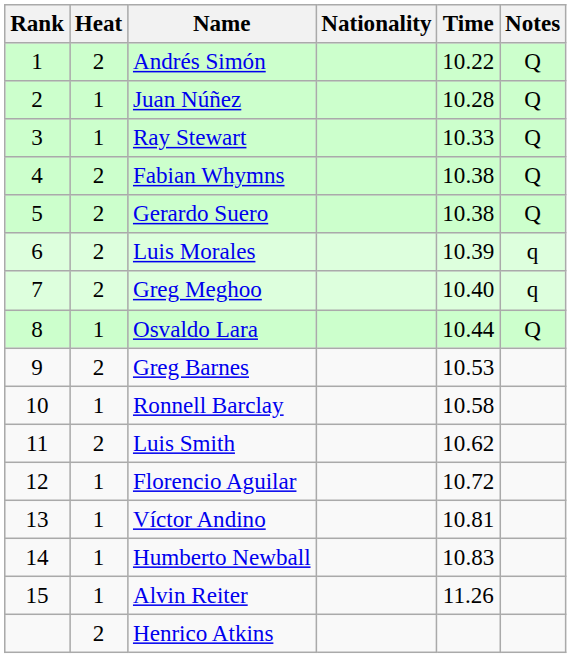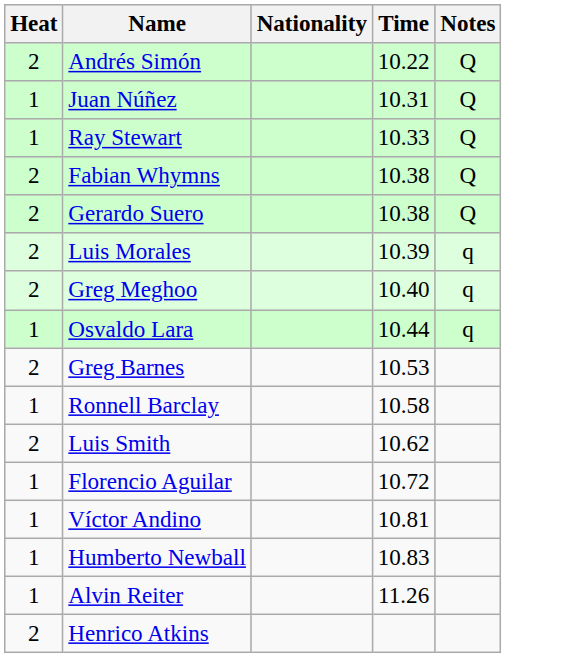- column: (37, 23)
(468, 99) 10.28 -> (404, 99) 10.31
(533, 328) Q -> (468, 328) q
